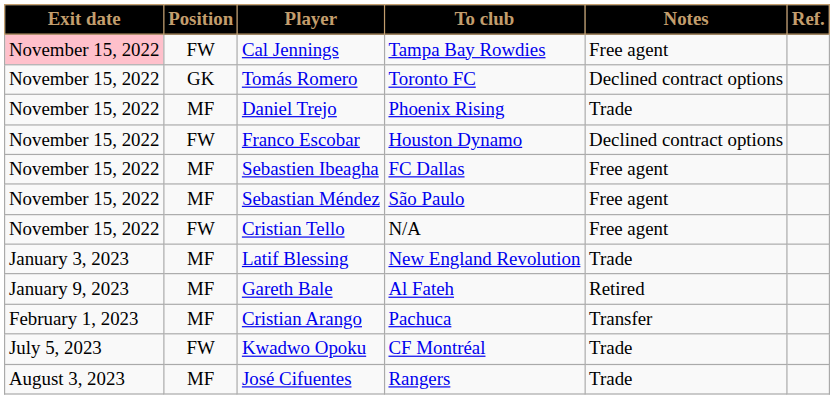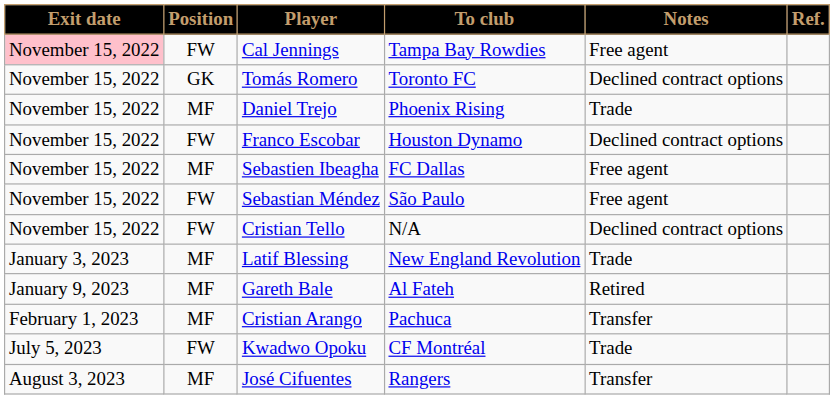(201, 199) MF -> (201, 199) FW
(629, 229) Free agent -> (686, 229) Declined contract options
(611, 378) Trade -> (621, 378) Transfer
